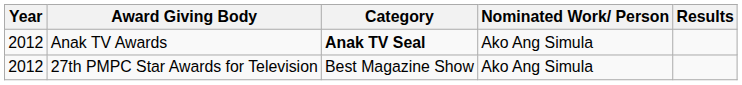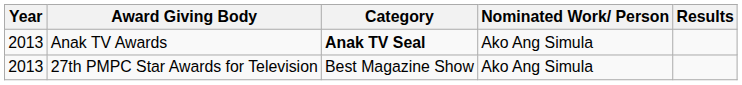(26, 42) 2012 -> (26, 42) 2013
(26, 67) 2012 -> (26, 67) 2013
